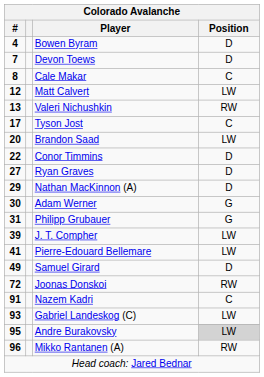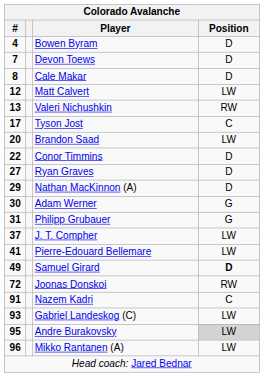(229, 76) C -> (229, 76) D
(15, 236) 39 -> (15, 236) 37
(229, 268) normal -> (229, 268) bold
(229, 348) RW -> (229, 348) LW
